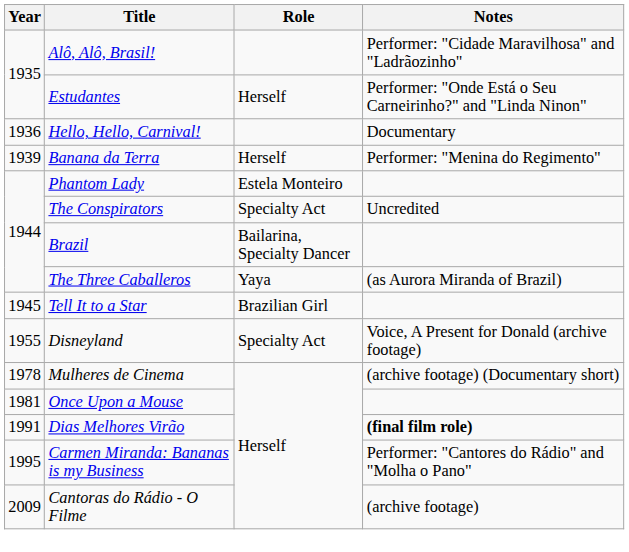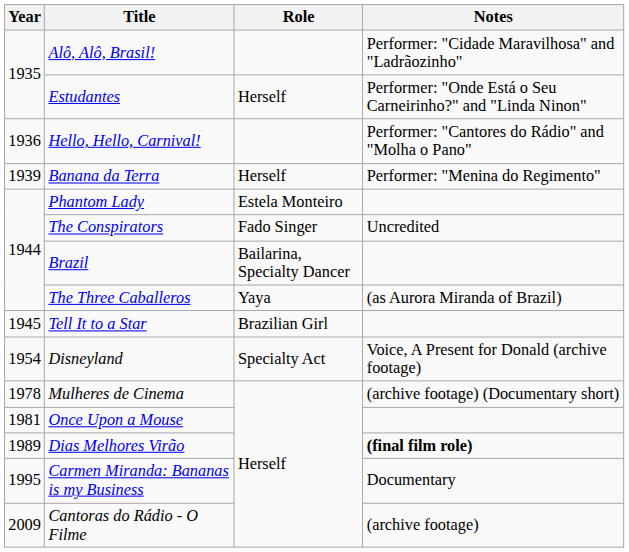(411, 131) Documentary -> (485, 140) Performer: "Cantores do Rádio" and "Molha o Pano"
(282, 209) Specialty Act -> (278, 227) Fado Singer
(25, 340) 1955 -> (25, 358) 1954
(25, 427) 1991 -> (25, 445) 1989
(485, 462) Performer: "Cantores do Rádio" and "Molha o Pano" -> (411, 480) Documentary
